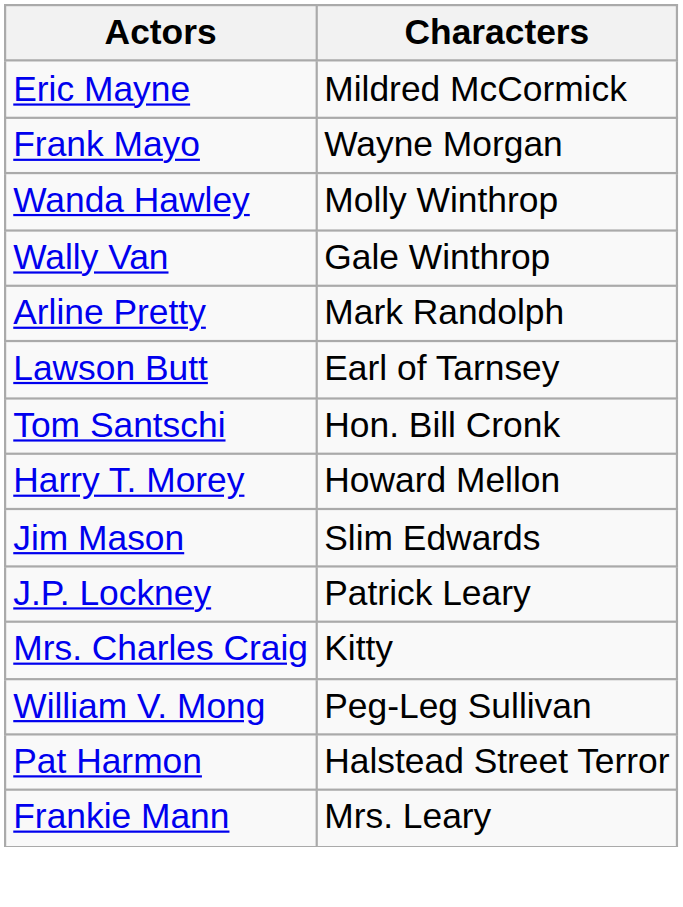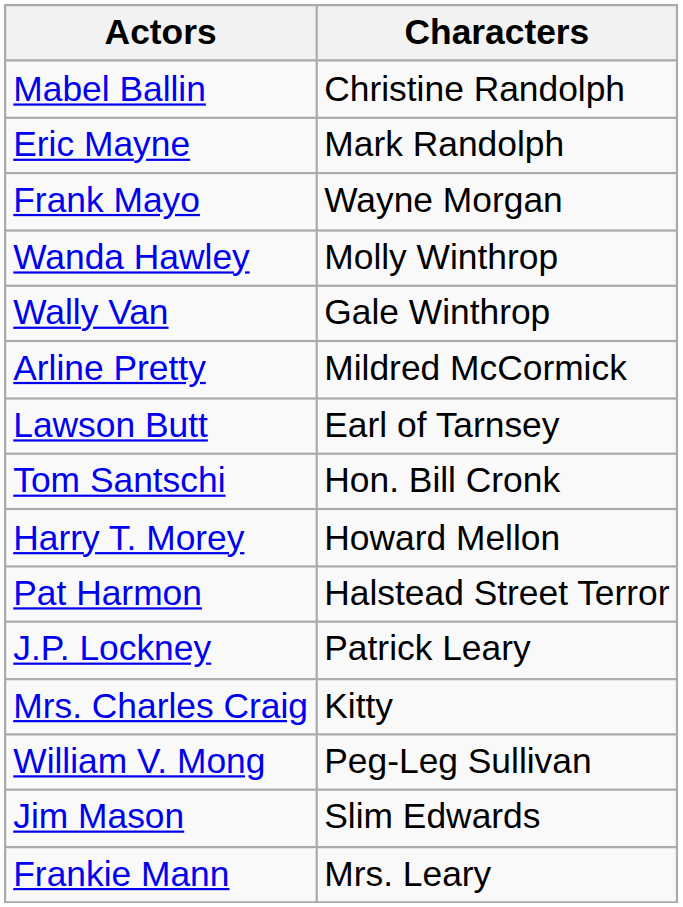+ row: (110, 88)
(476, 88) Mildred McCormick -> (444, 144) Mark Randolph
(444, 312) Mark Randolph -> (476, 369) Mildred McCormick
rows swapped: (99, 537) <-> (108, 761)
